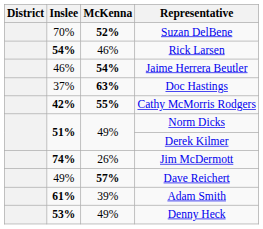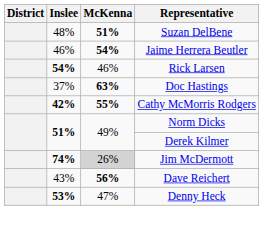(64, 31) 70% -> (64, 31) 48%
(108, 31) 52% -> (108, 31) 51%
rows swapped: (197, 50) <-> (197, 68)
(108, 159) no background -> (108, 159) lightgrey background
(64, 178) 49% -> (64, 178) 43%
(108, 178) 57% -> (108, 178) 56%
- row: (197, 196)
(108, 214) 49% -> (108, 196) 47%
